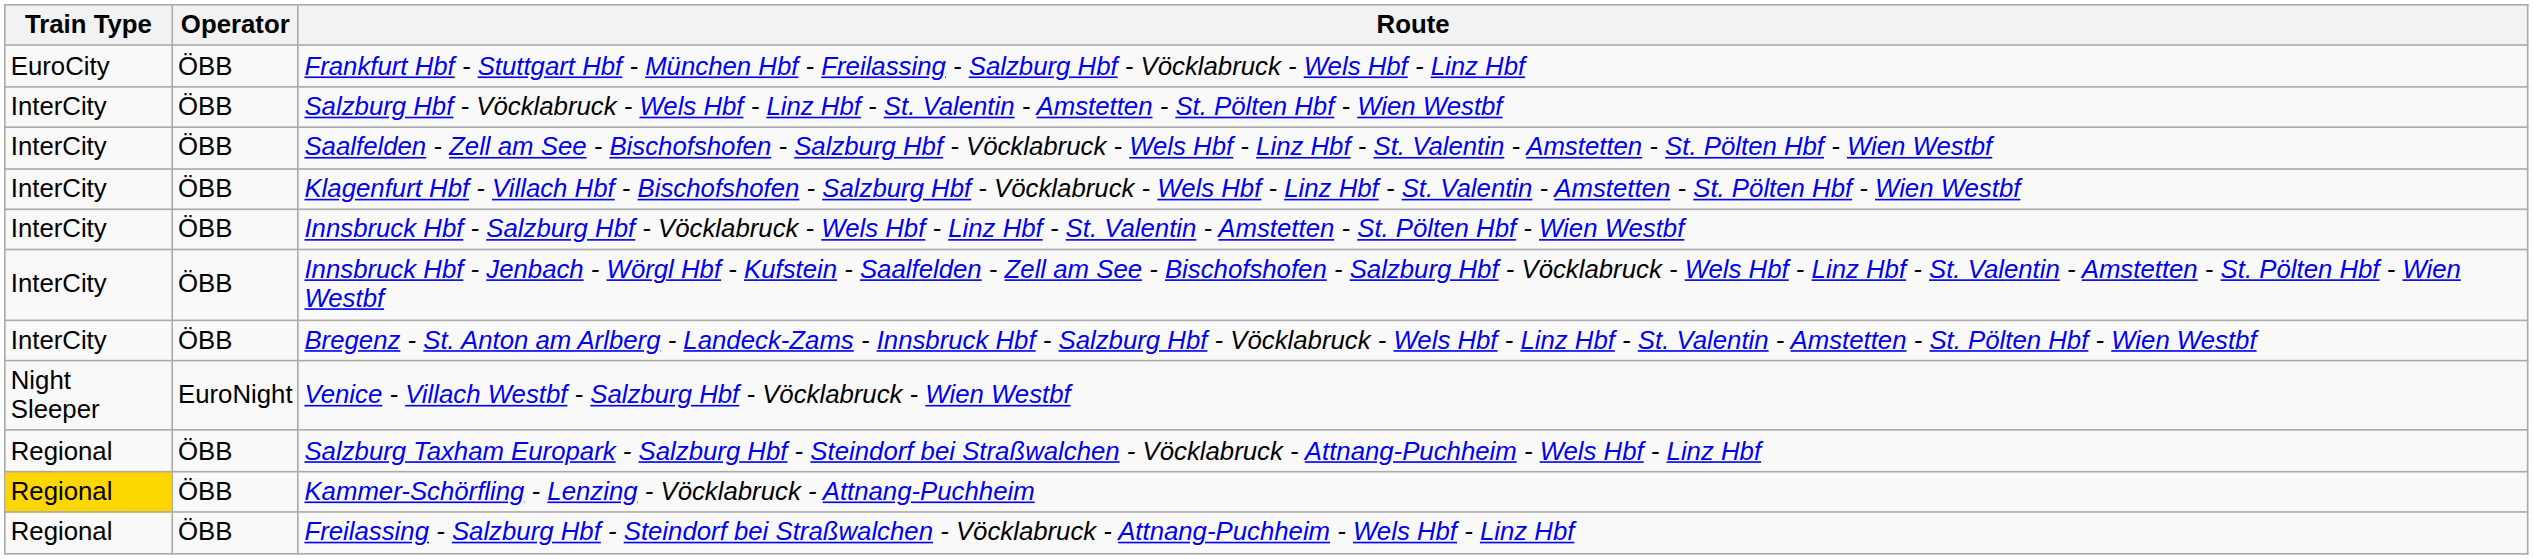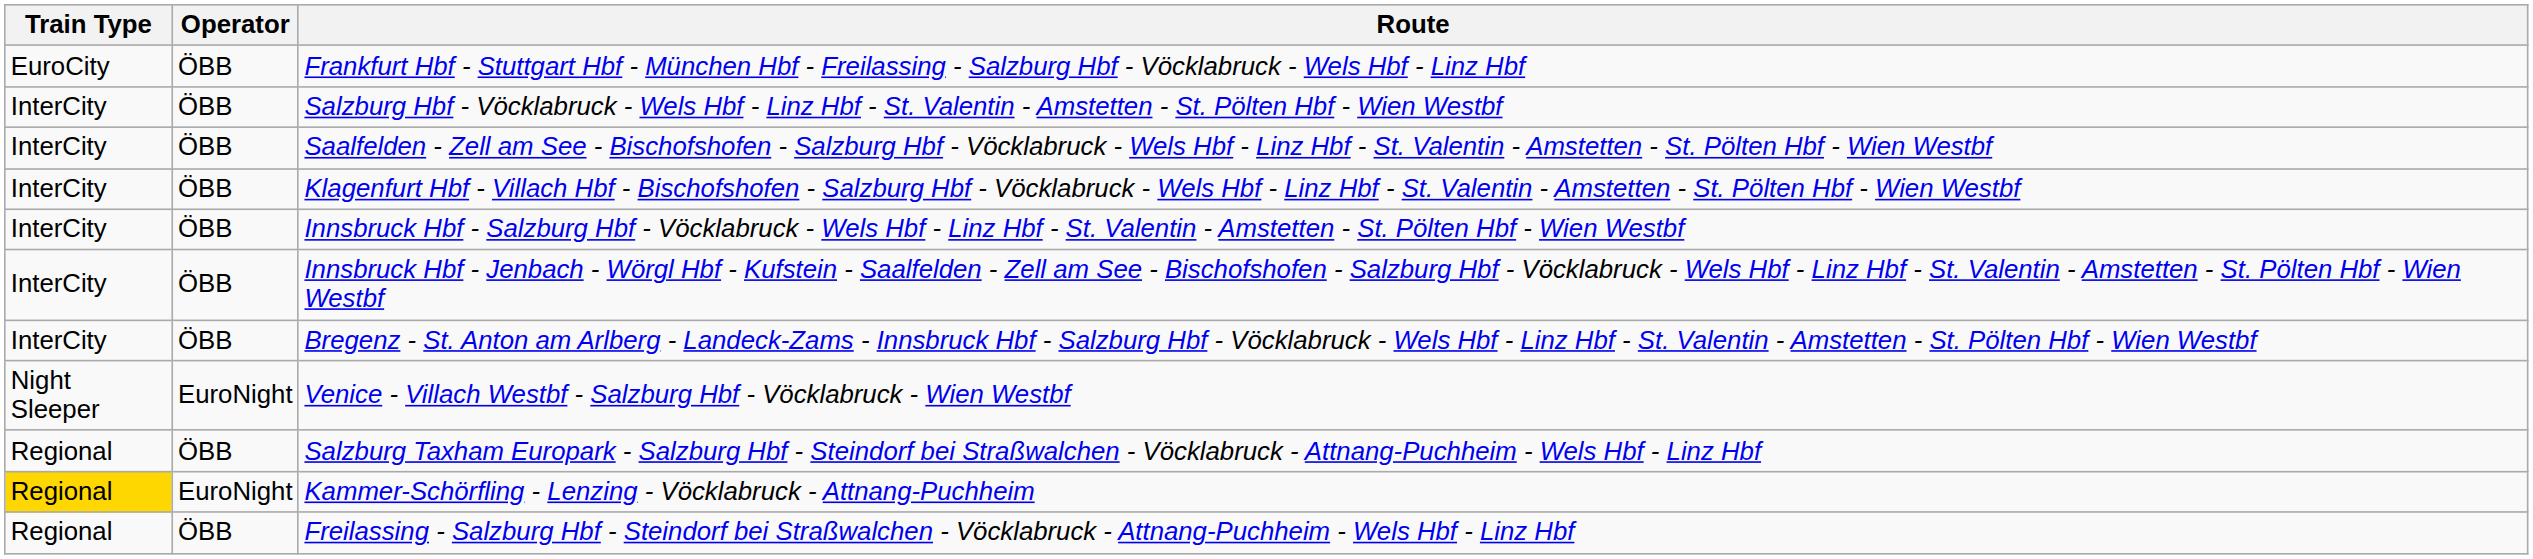(205, 491) ÖBB -> (235, 491) EuroNight
